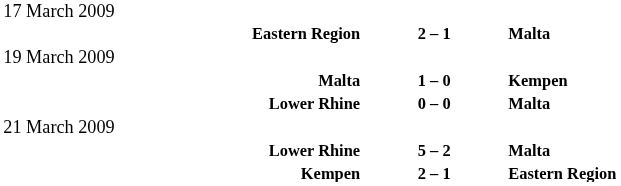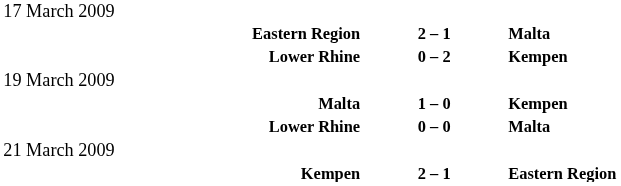+ row: (314, 57)
- row: (314, 150)
